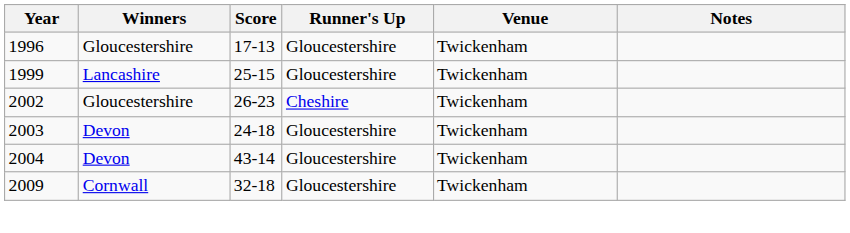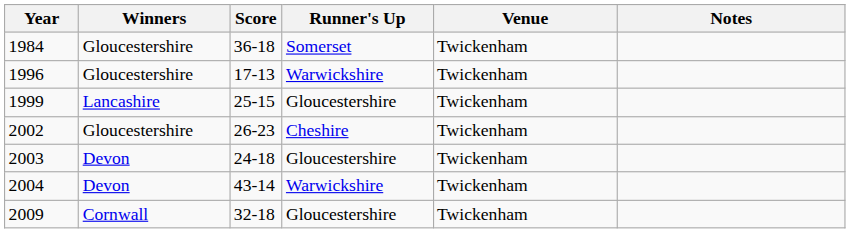+ row: (26, 46)
(341, 46) Gloucestershire -> (335, 74) Warwickshire
(341, 158) Gloucestershire -> (335, 185) Warwickshire
